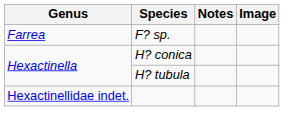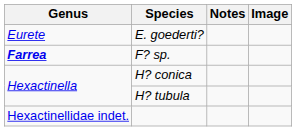+ row: (169, 34)
(26, 34) normal -> (27, 55) bold
